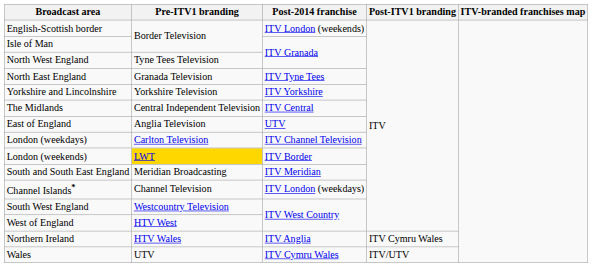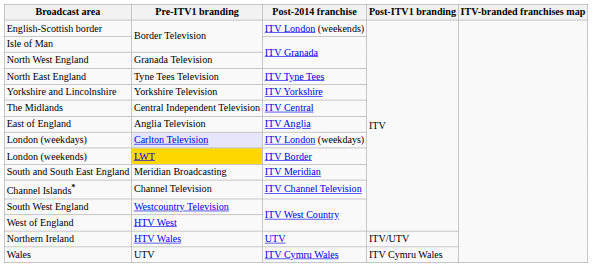(176, 60) Tyne Tees Television -> (173, 60) Granada Television
(173, 76) Granada Television -> (176, 76) Tyne Tees Television
(275, 124) UTV -> (288, 124) ITV Anglia
(171, 140) no background -> (171, 140) lavender background
(313, 140) ITV Channel Television -> (314, 140) ITV London (weekdays)
(314, 189) ITV London (weekdays) -> (313, 189) ITV Channel Television
(288, 239) ITV Anglia -> (275, 239) UTV
(406, 239) ITV Cymru Wales -> (389, 239) ITV/UTV
(389, 255) ITV/UTV -> (406, 255) ITV Cymru Wales
